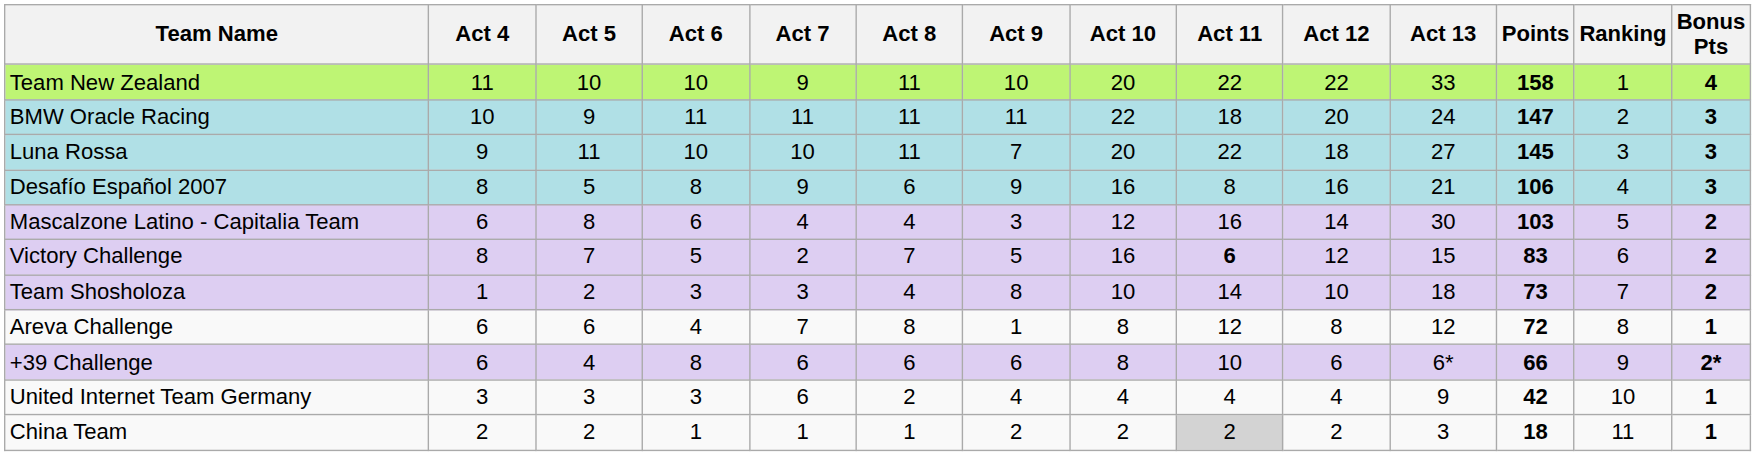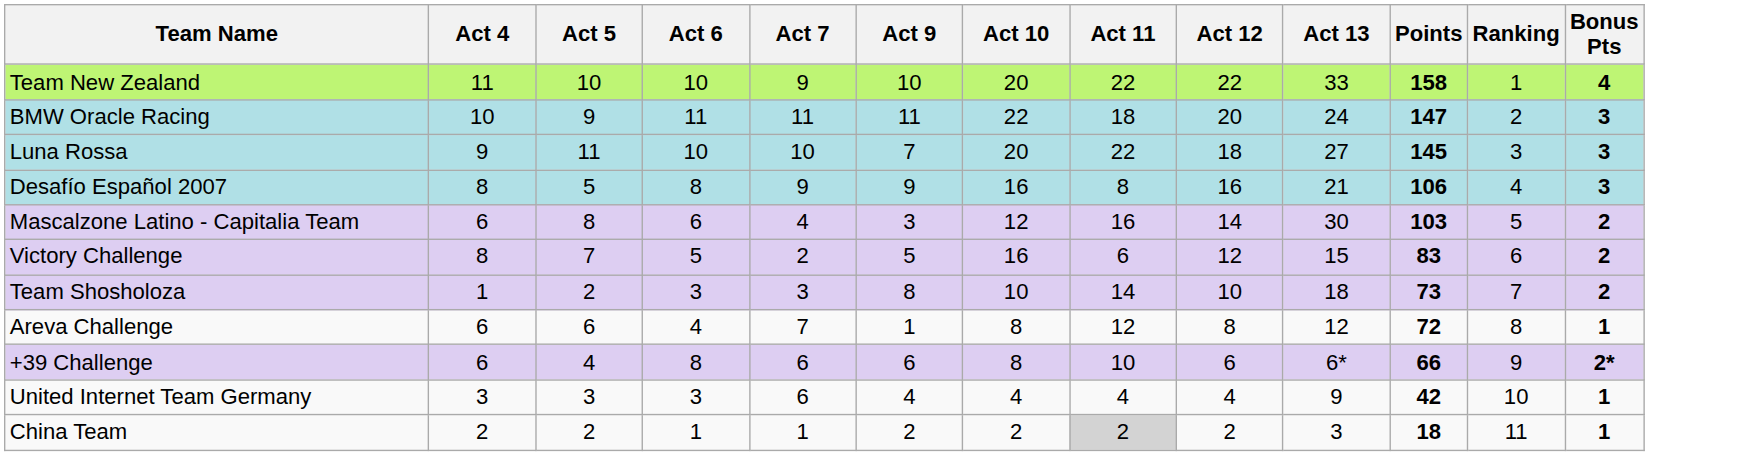- column: (909, 34)
(1230, 256) bold -> (1123, 256) normal
